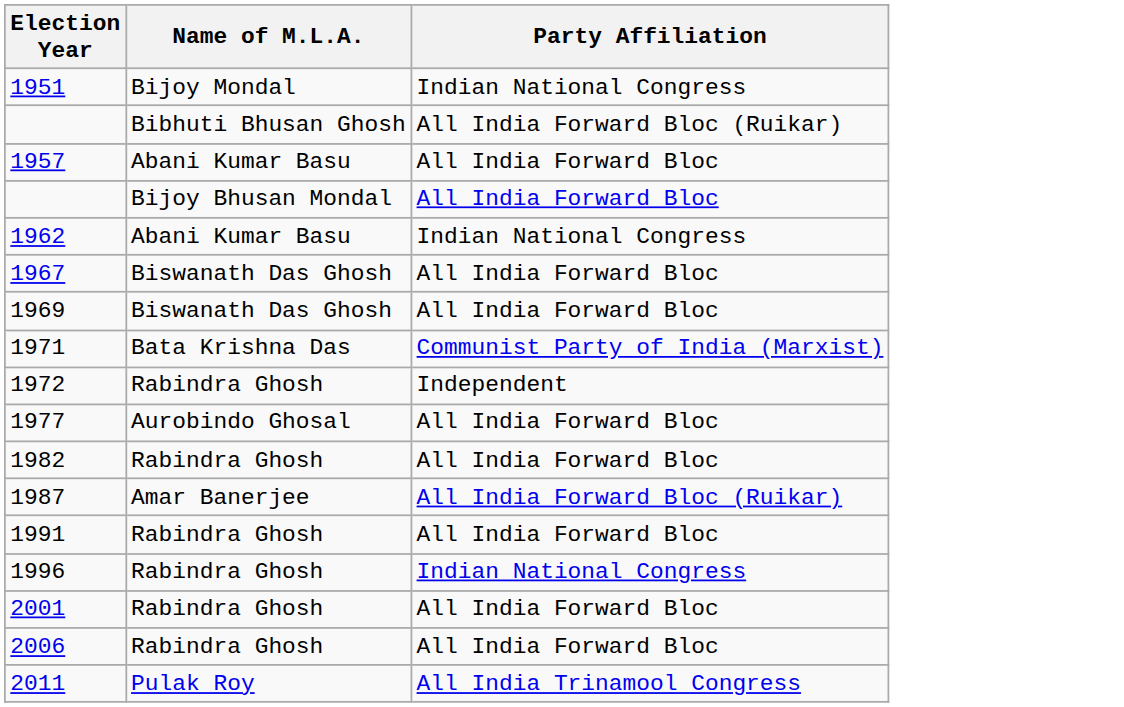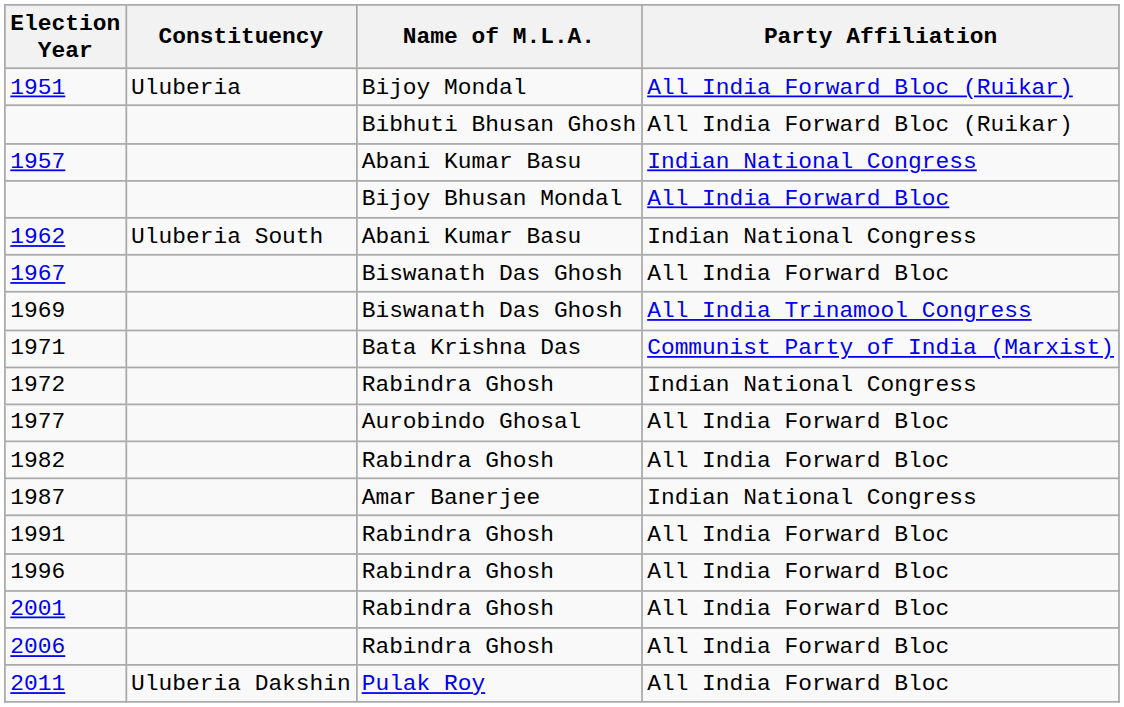+ column: (241, 37)
(581, 87) Indian National Congress -> (860, 87) All India Forward Bloc (Ruikar)
(568, 162) All India Forward Bloc -> (812, 162) Indian National Congress
(568, 311) All India Forward Bloc -> (839, 311) All India Trinamool Congress
(492, 386) Independent -> (812, 386) Indian National Congress
(629, 497) All India Forward Bloc (Ruikar) -> (812, 497) Indian National Congress
(581, 572) Indian National Congress -> (798, 572) All India Forward Bloc
(609, 684) All India Trinamool Congress -> (798, 684) All India Forward Bloc
